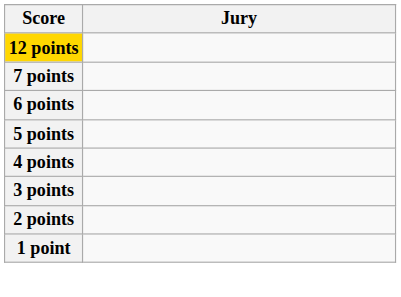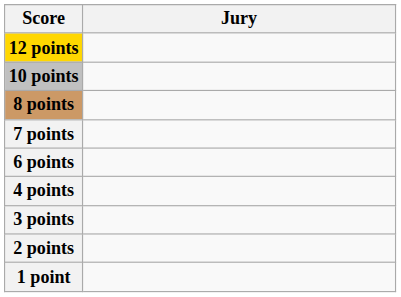+ row: (44, 76)
+ row: (44, 104)
- row: (44, 133)
